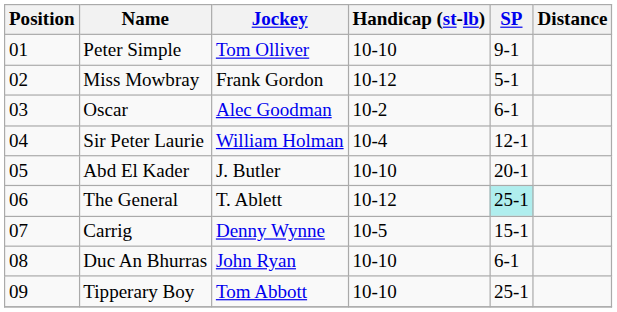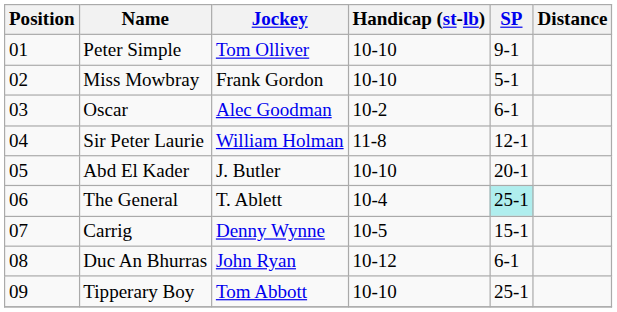(375, 79) 10-12 -> (375, 79) 10-10
(370, 140) 10-4 -> (369, 140) 11-8
(375, 200) 10-12 -> (370, 200) 10-4
(375, 261) 10-10 -> (375, 261) 10-12
